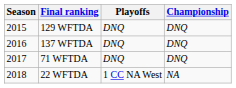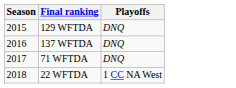- column: (198, 12)
